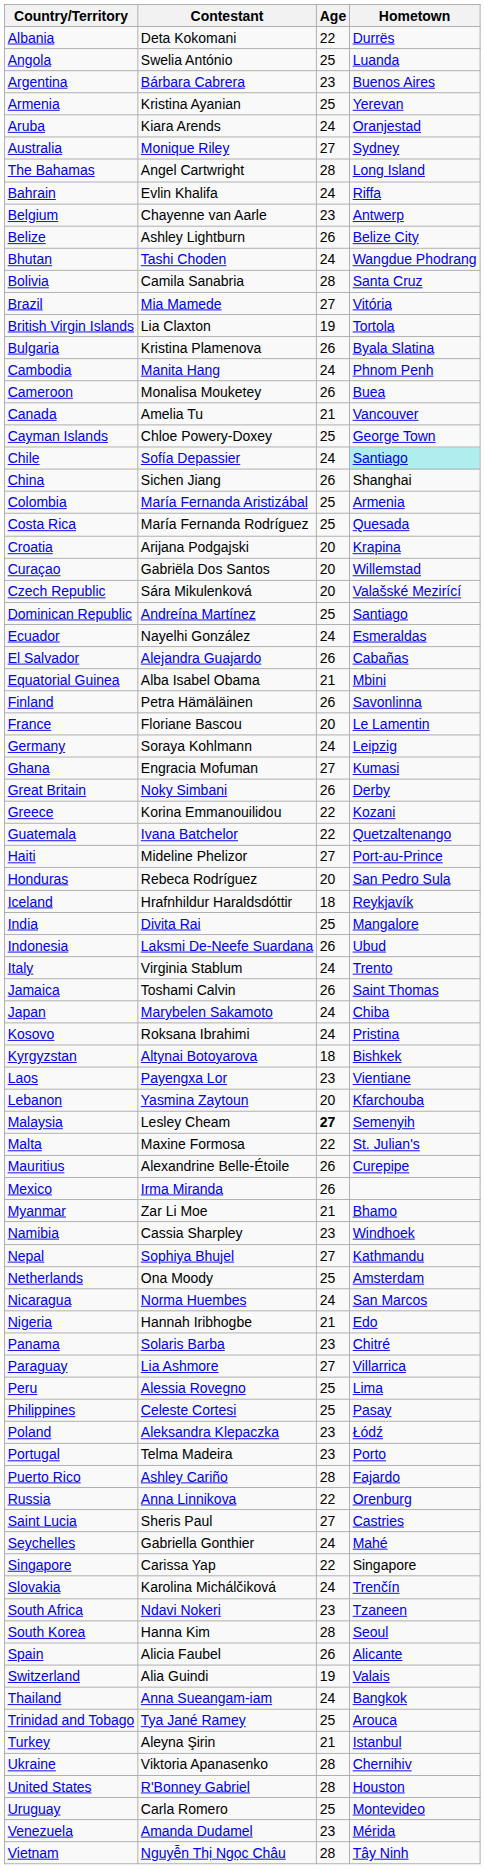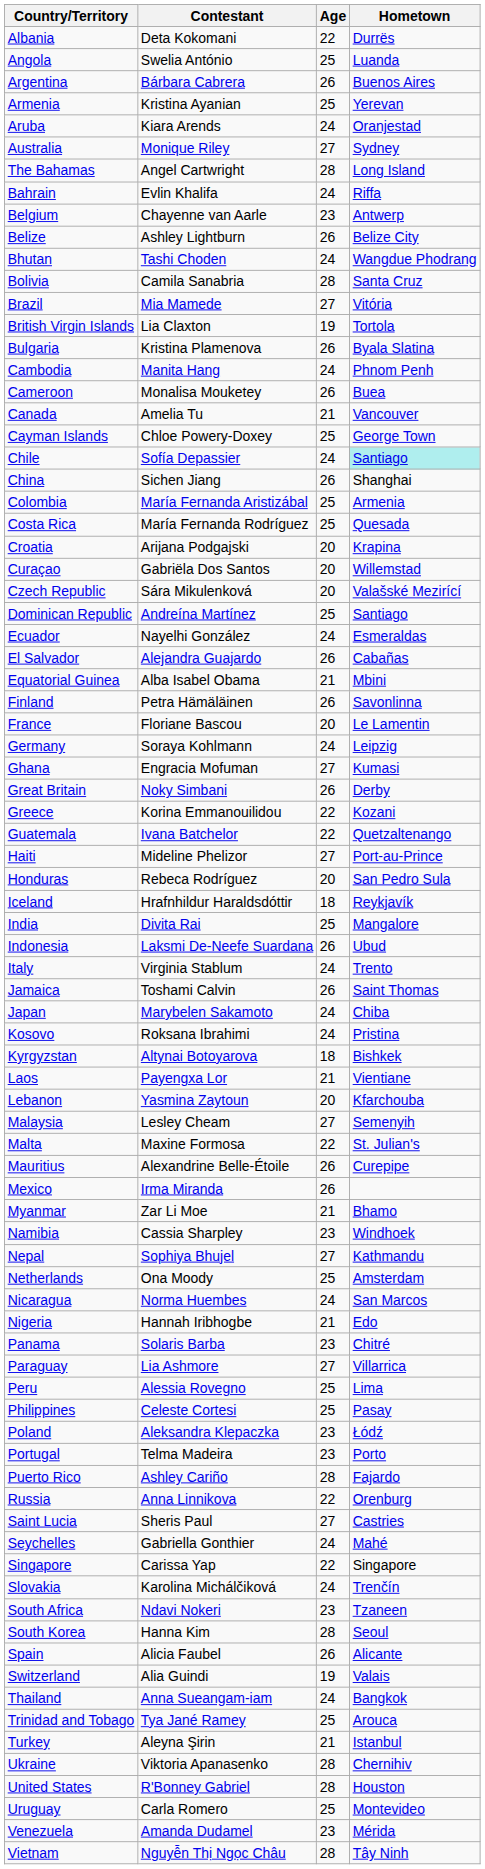(328, 82) 23 -> (328, 82) 26
(328, 1078) 23 -> (328, 1078) 21
(328, 1123) bold -> (328, 1123) normal
